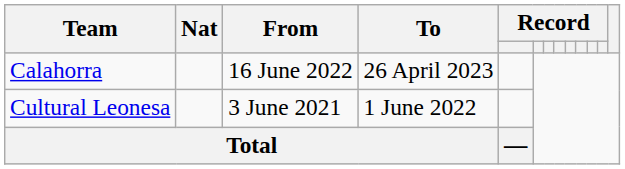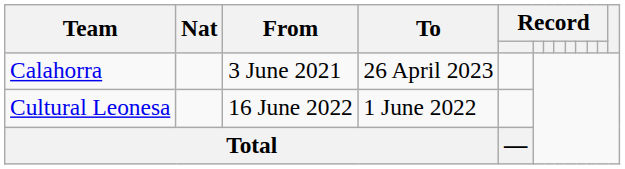(291, 70) 16 June 2022 -> (285, 70) 3 June 2021
(285, 107) 3 June 2021 -> (291, 107) 16 June 2022
